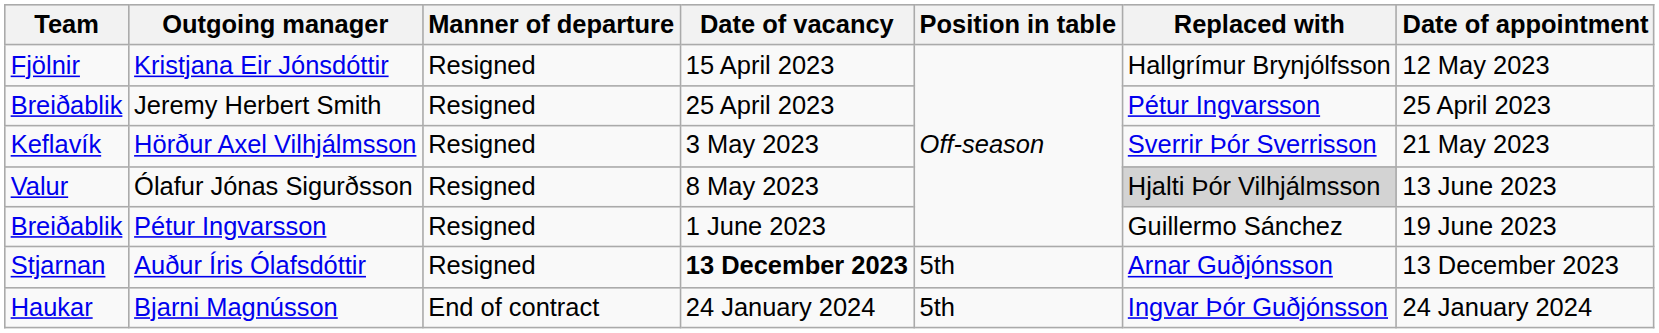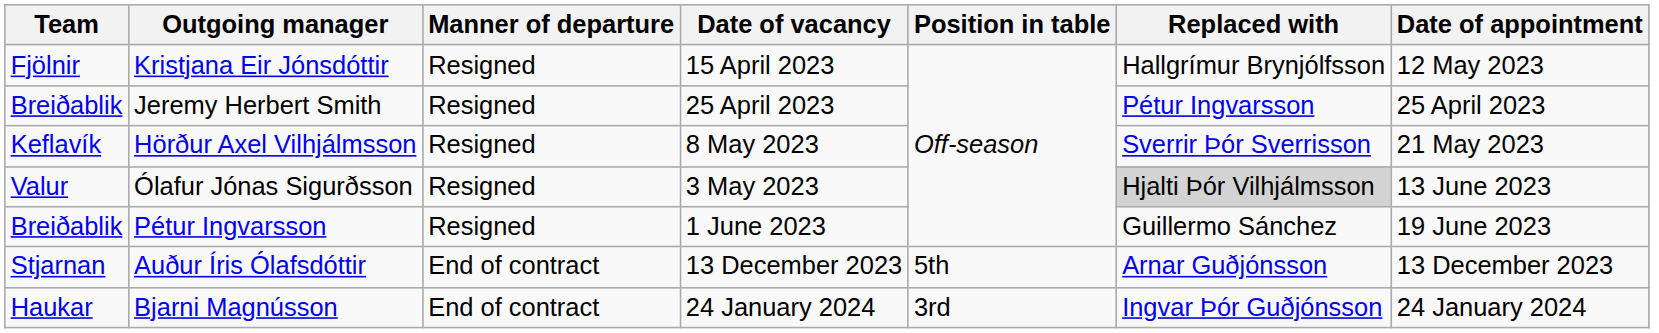(752, 145) 3 May 2023 -> (752, 145) 8 May 2023
(752, 186) 8 May 2023 -> (752, 186) 3 May 2023
(482, 266) Resigned -> (514, 266) End of contract
(797, 266) bold -> (794, 266) normal
(937, 307) 5th -> (932, 307) 3rd
